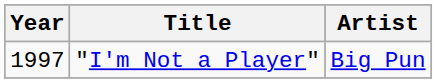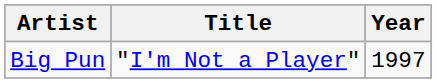columns swapped: (37, 23) <-> (378, 23)
